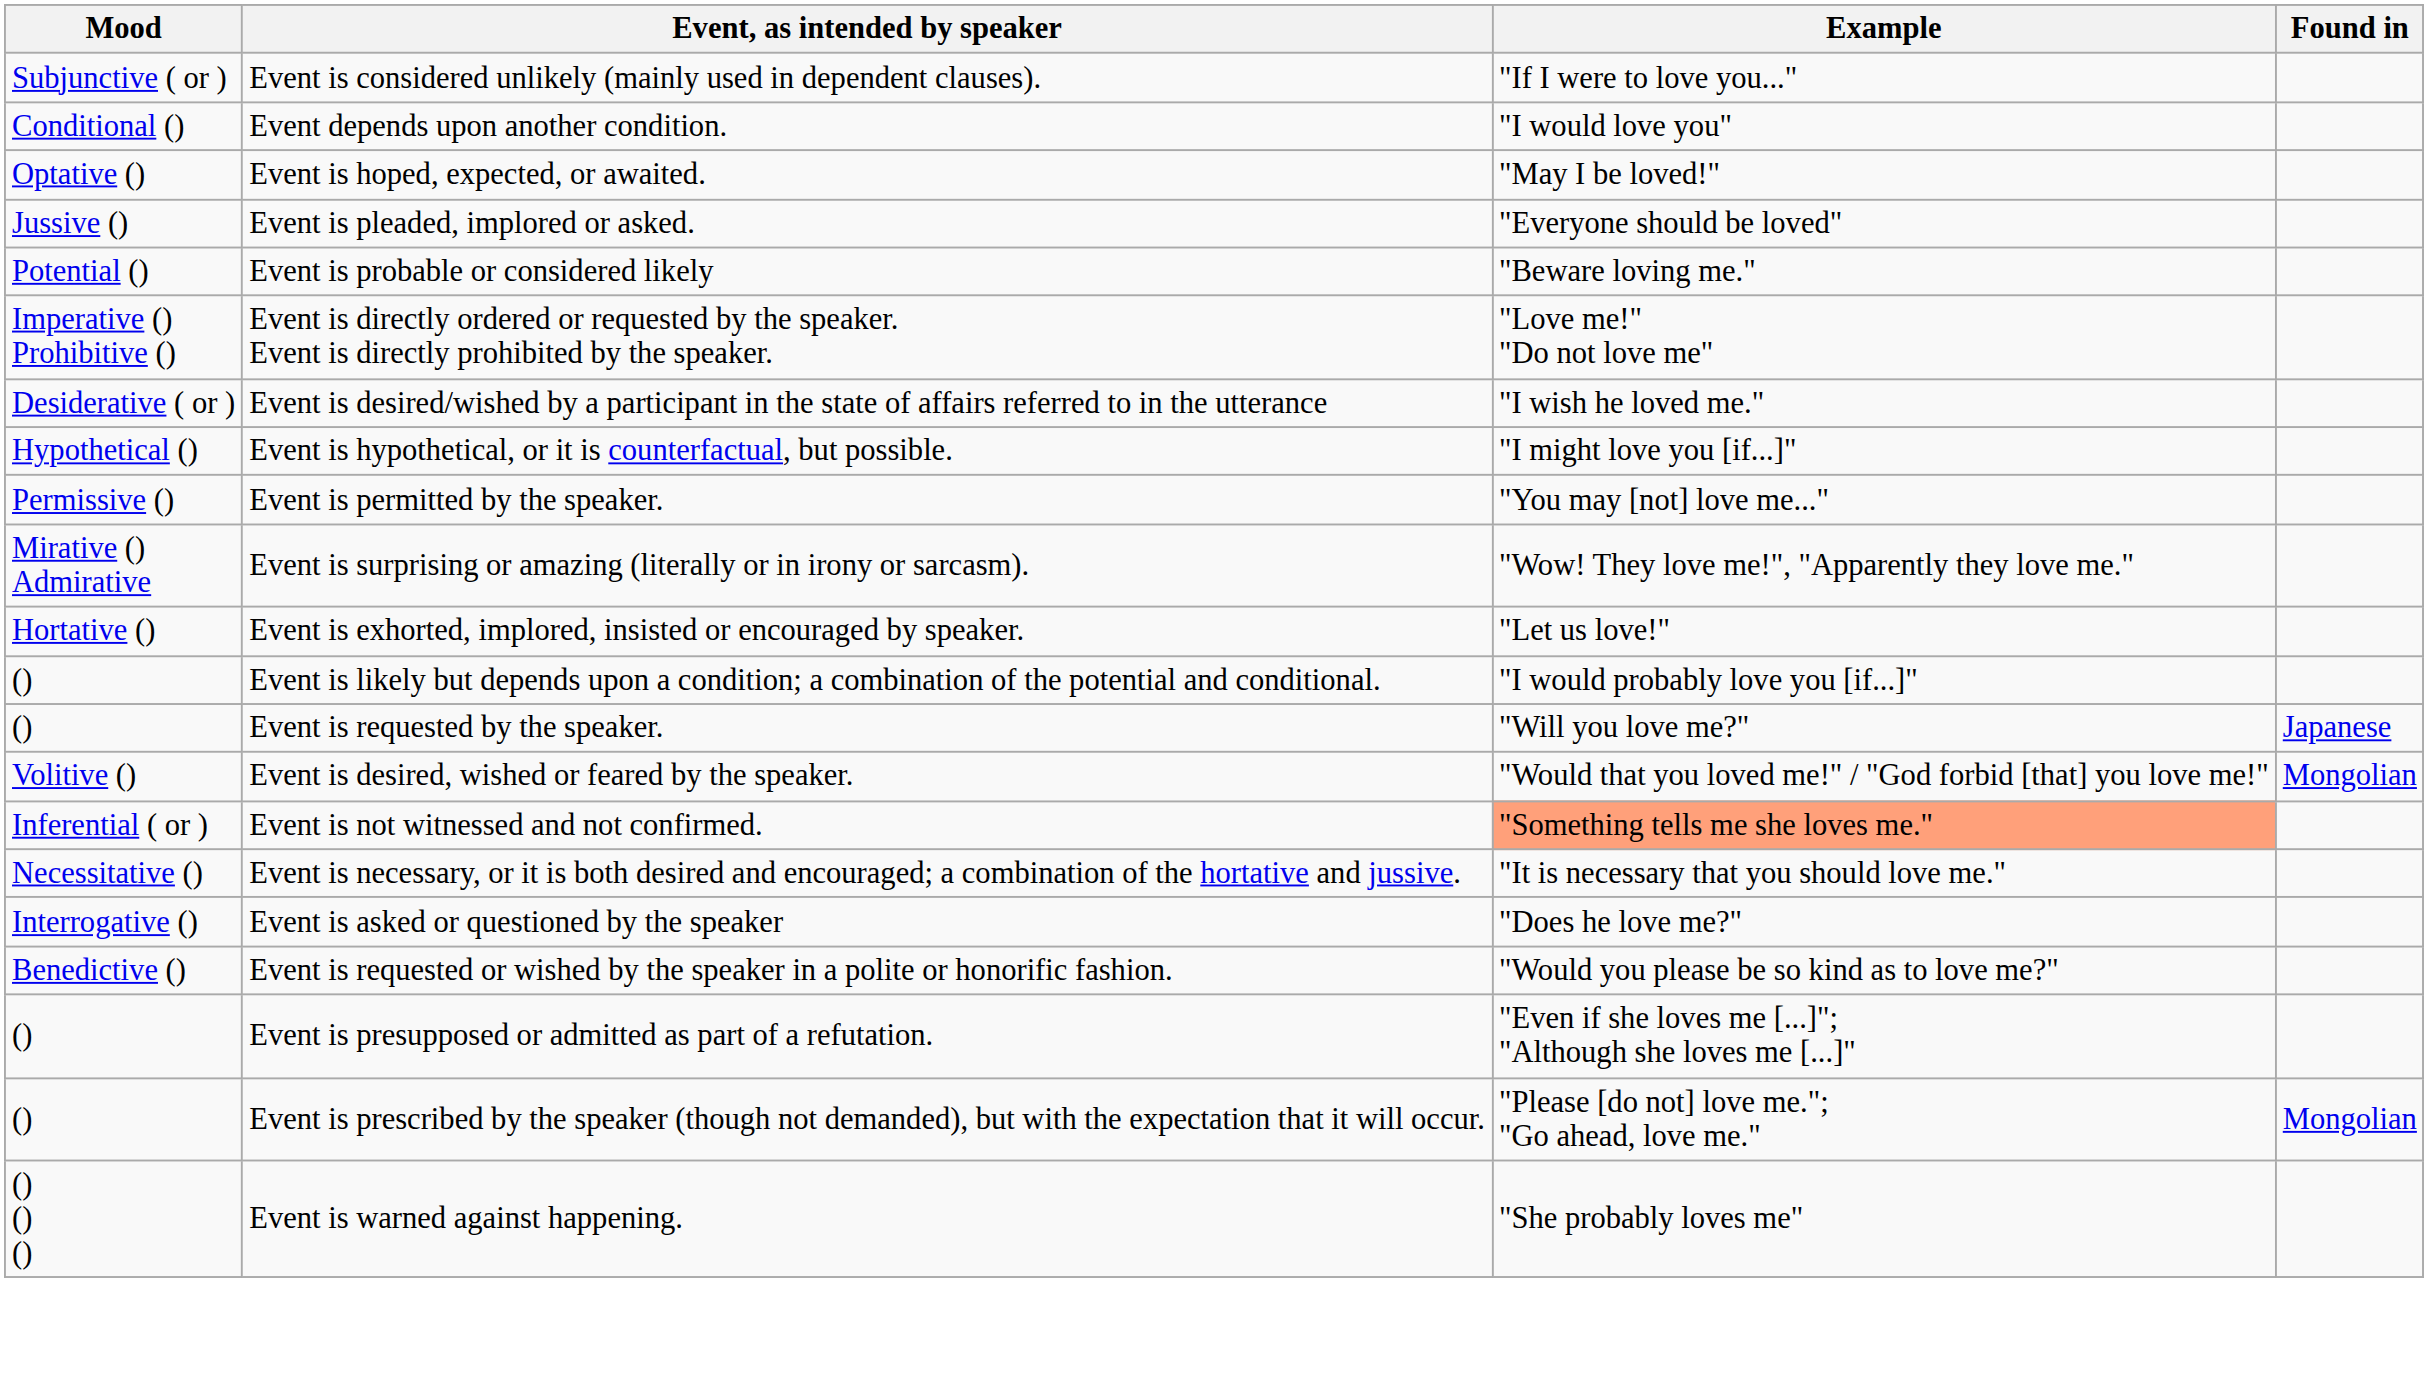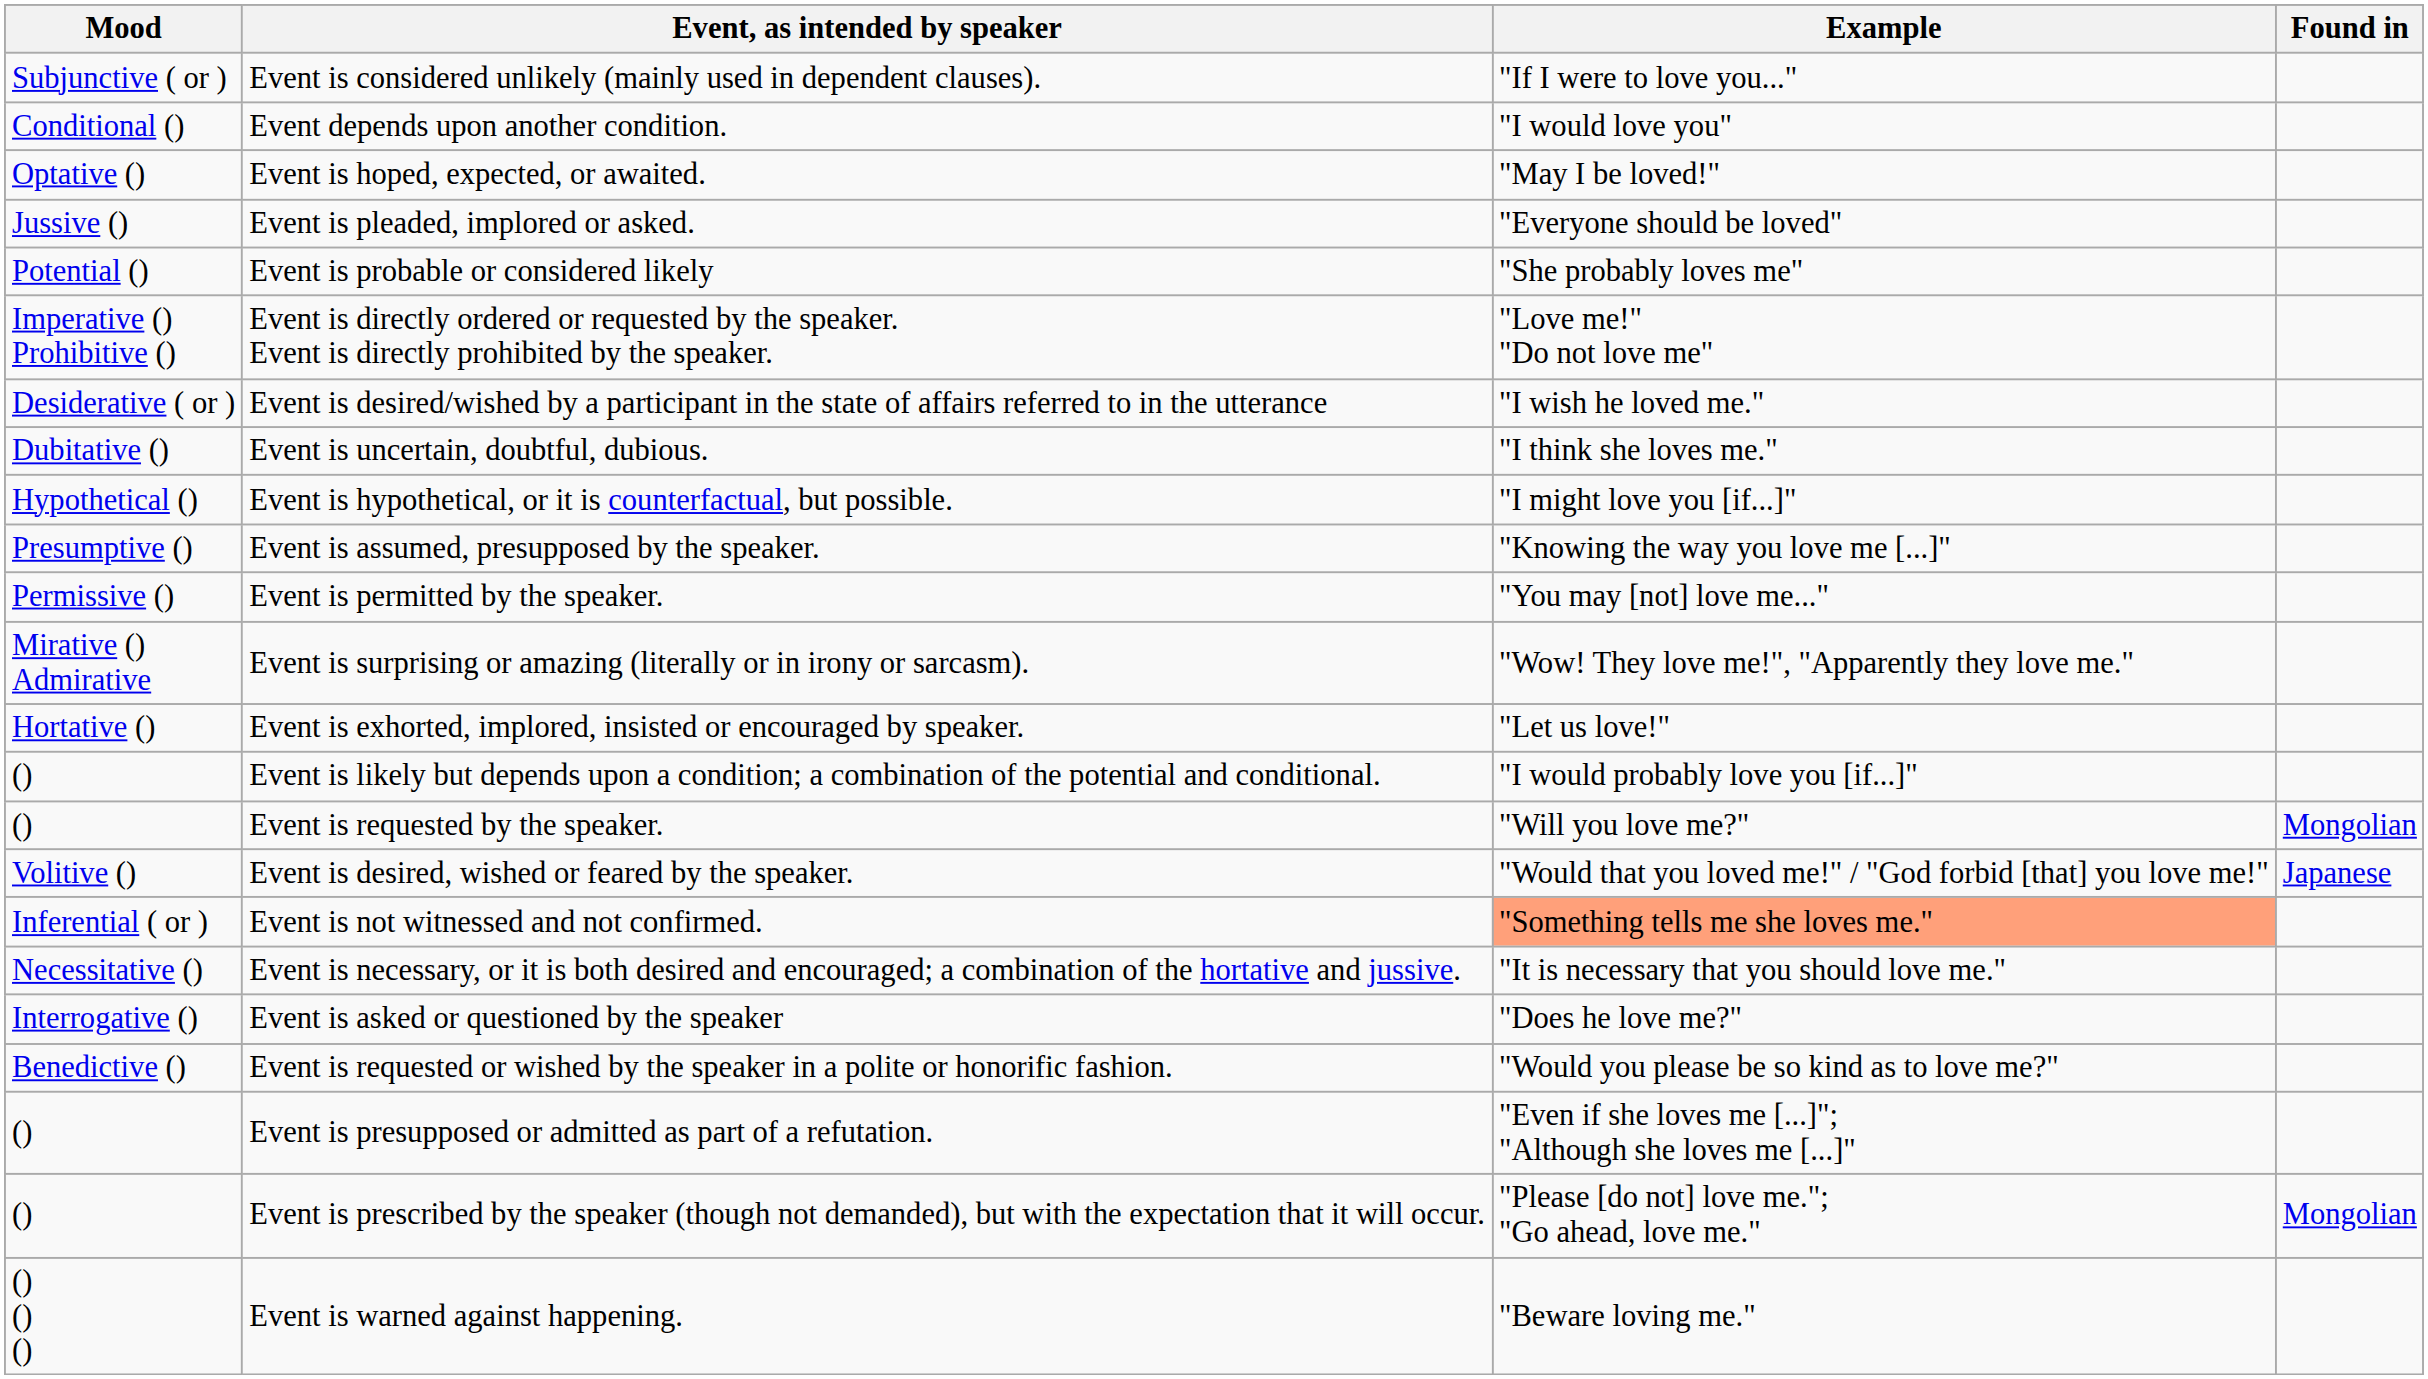(1627, 271) "Beware loving me." -> (1651, 271) "She probably loves me"
+ row: (479, 450)
+ row: (534, 547)
(2337, 727) Japanese -> (2350, 824) Mongolian
(2350, 776) Mongolian -> (2337, 872) Japanese
(1651, 1218) "She probably loves me" -> (1627, 1315) "Beware loving me."
